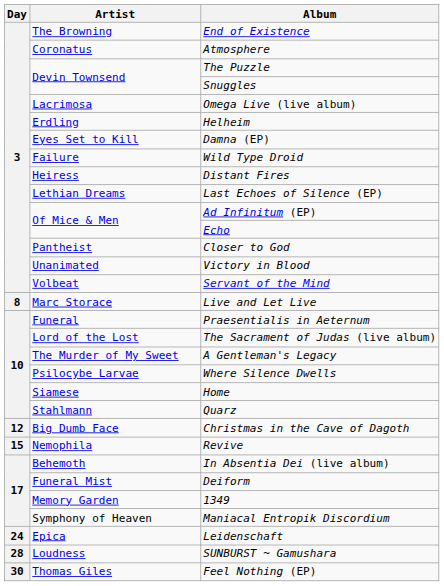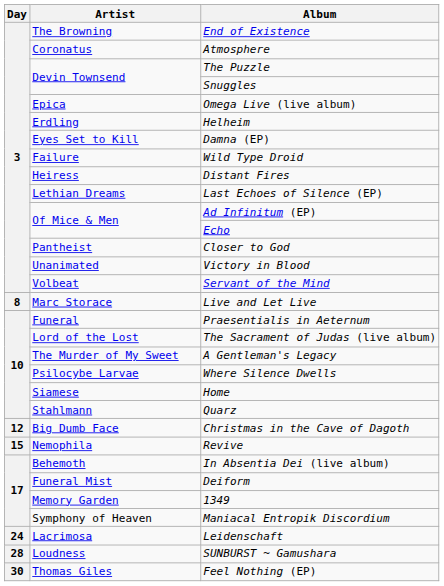(62, 103) Lacrimosa -> (49, 103) Epica
(49, 536) Epica -> (62, 536) Lacrimosa
